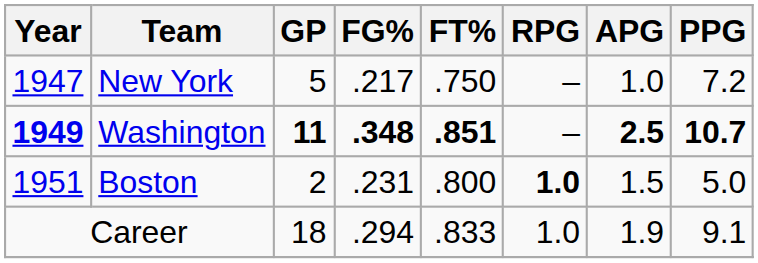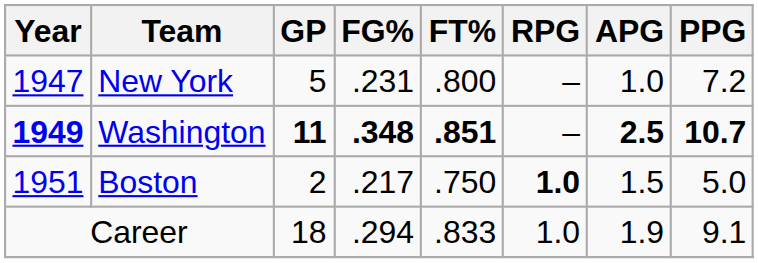(383, 81) .217 -> (383, 81) .231
(465, 81) .750 -> (465, 81) .800
(383, 182) .231 -> (383, 182) .217
(465, 182) .800 -> (465, 182) .750
